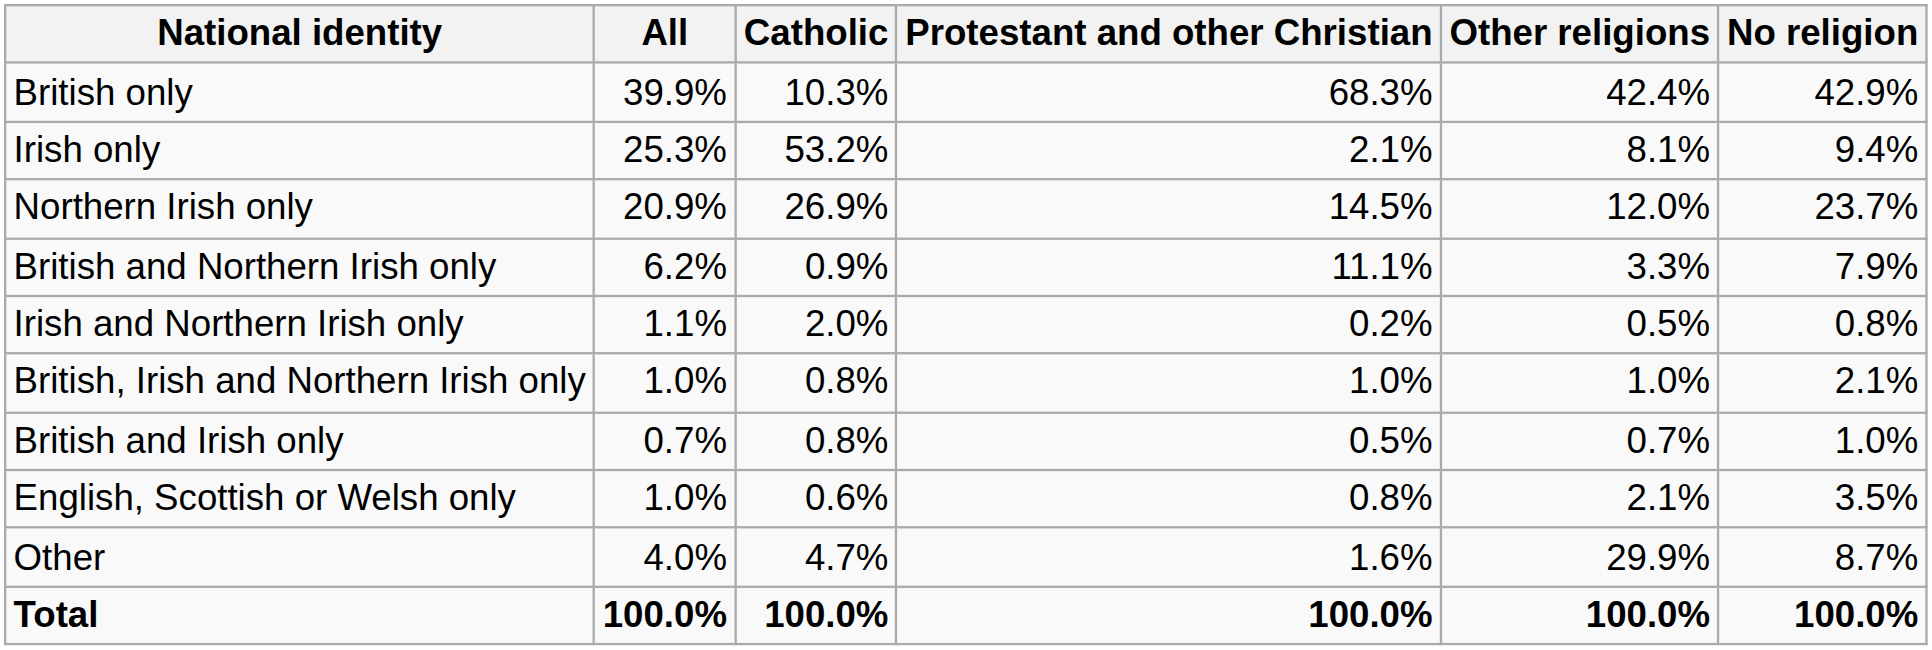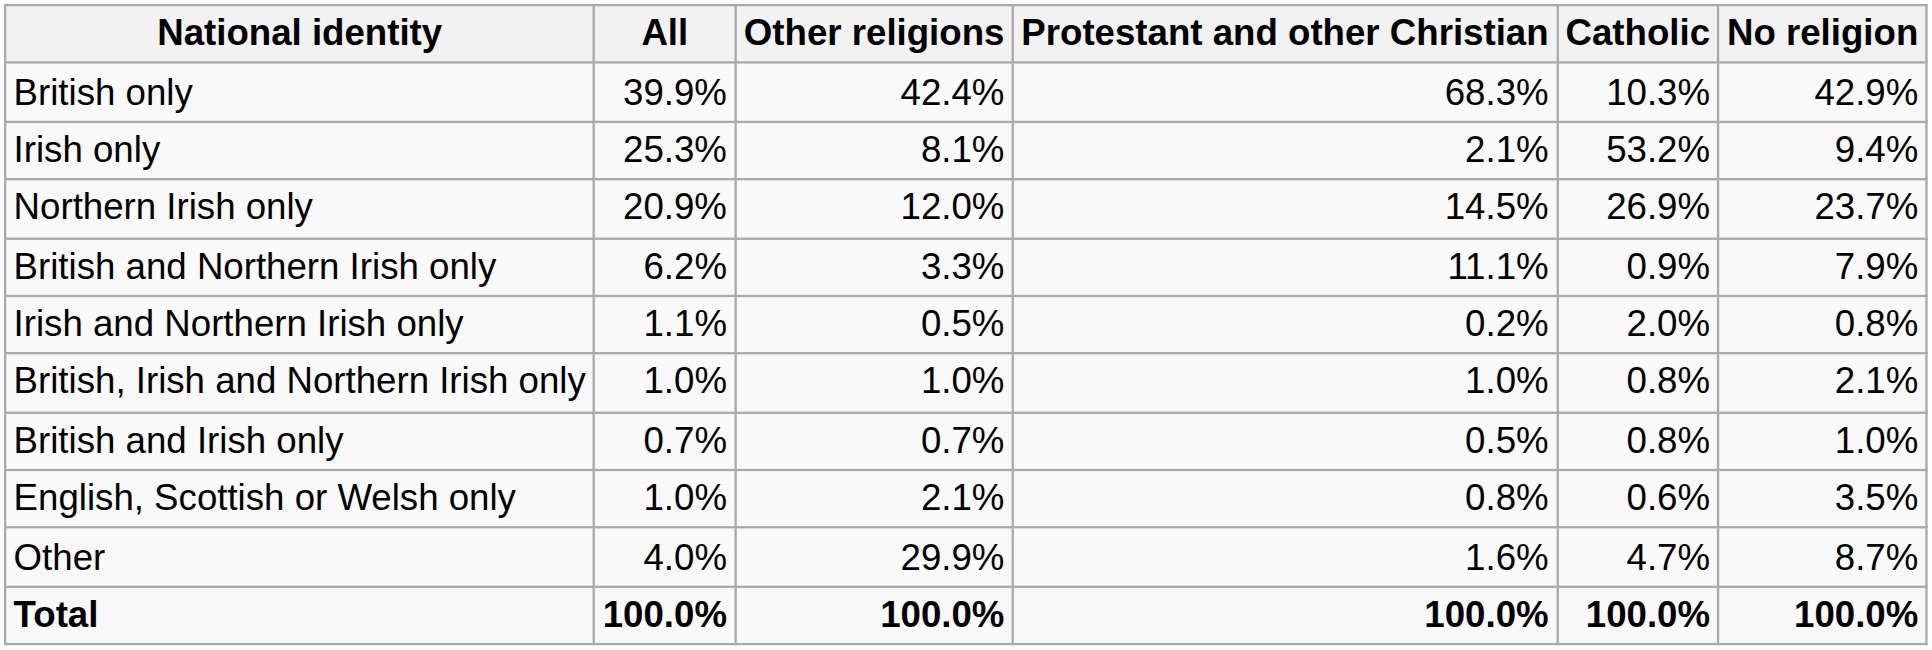columns swapped: (816, 33) <-> (1580, 33)
